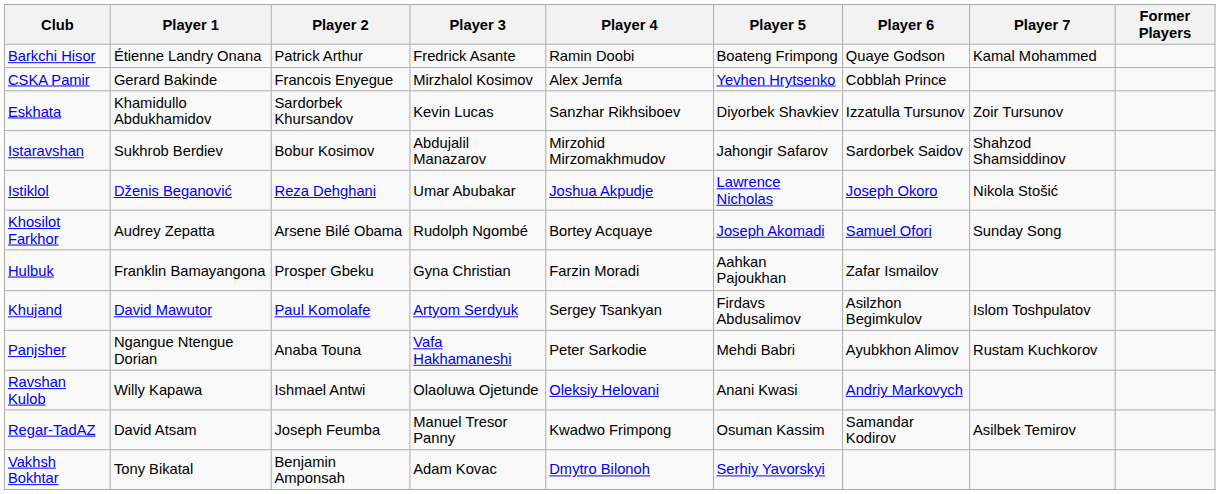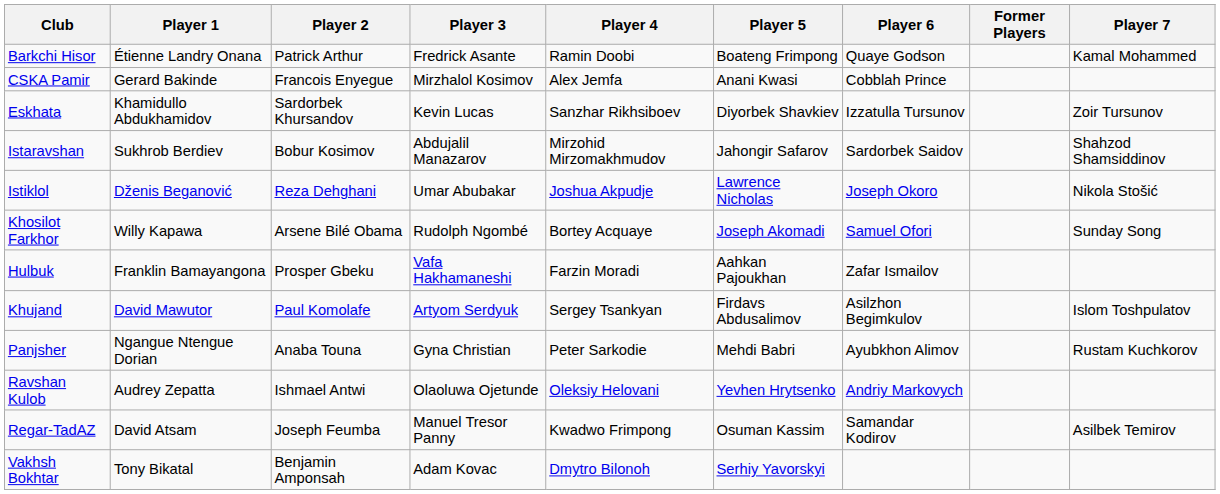columns swapped: (1042, 25) <-> (1165, 25)
(776, 80) Yevhen Hrytsenko -> (757, 80) Anani Kwasi
(164, 231) Audrey Zepatta -> (158, 231) Willy Kapawa
(462, 270) Gyna Christian -> (462, 270) Vafa Hakhamaneshi
(462, 350) Vafa Hakhamaneshi -> (462, 350) Gyna Christian
(158, 390) Willy Kapawa -> (164, 390) Audrey Zepatta
(757, 390) Anani Kwasi -> (776, 390) Yevhen Hrytsenko
